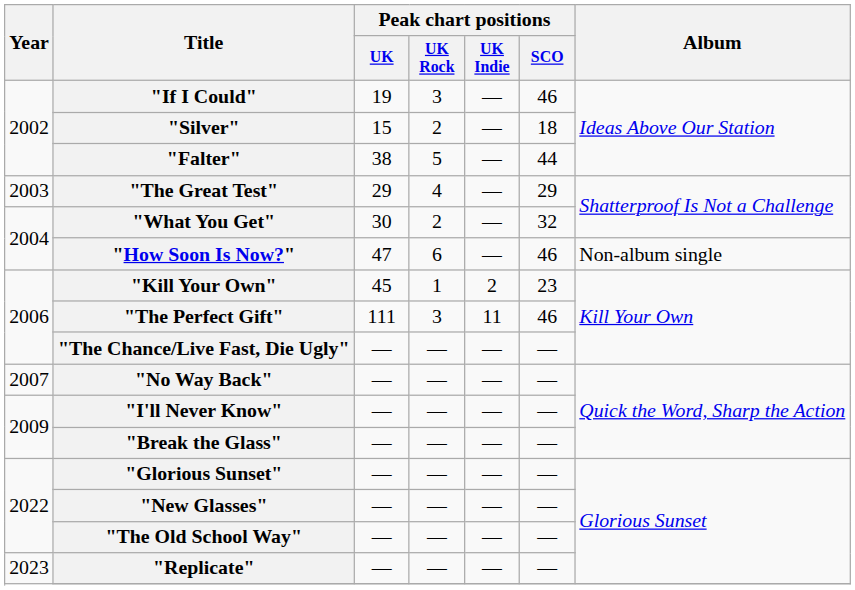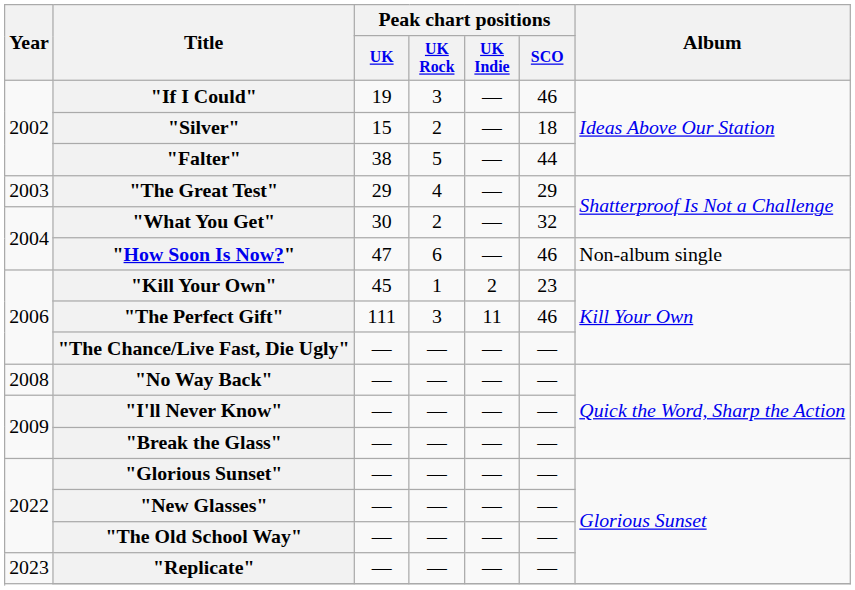(29, 379) 2007 -> (29, 379) 2008
